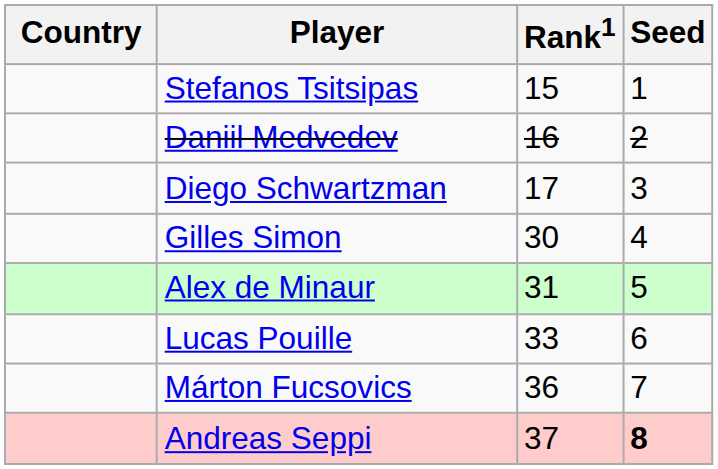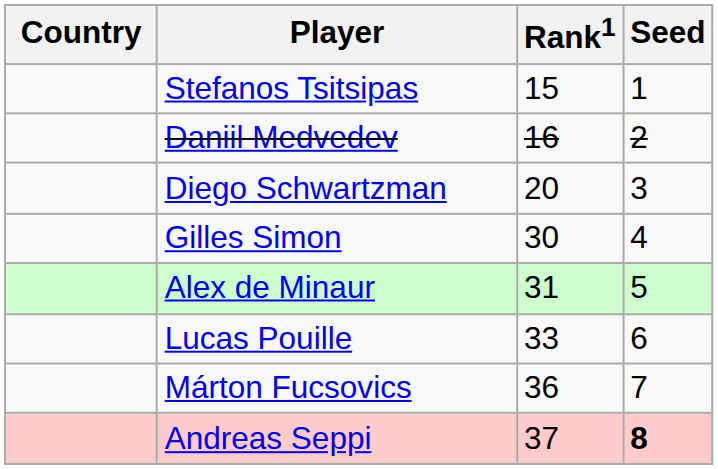(541, 187) 17 -> (541, 187) 20
